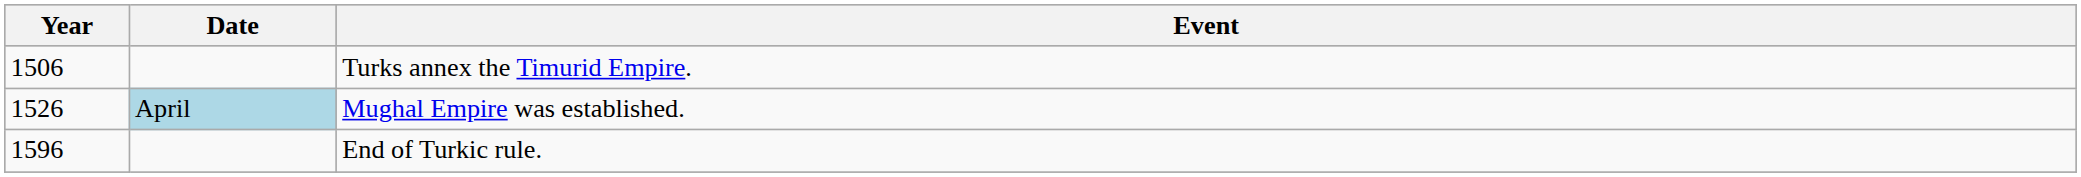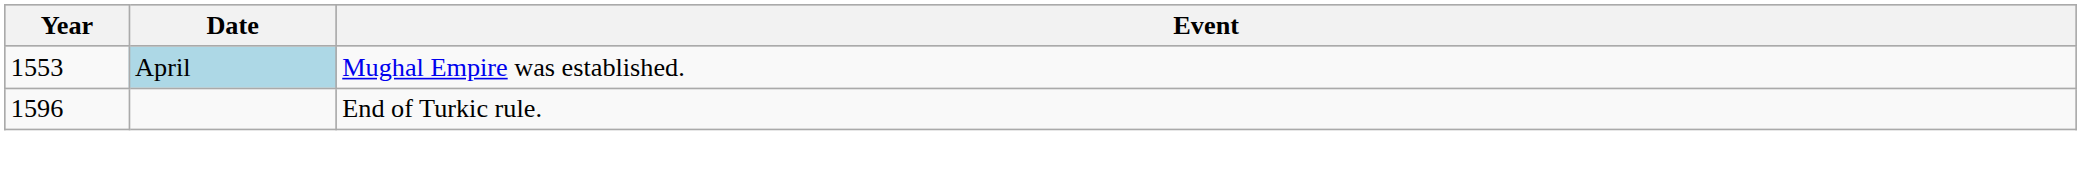- row: (517, 66)
(37, 108) 1526 -> (37, 66) 1553
